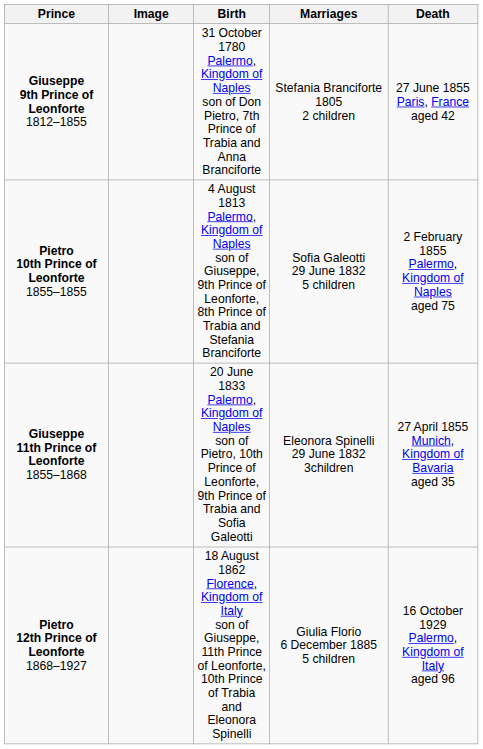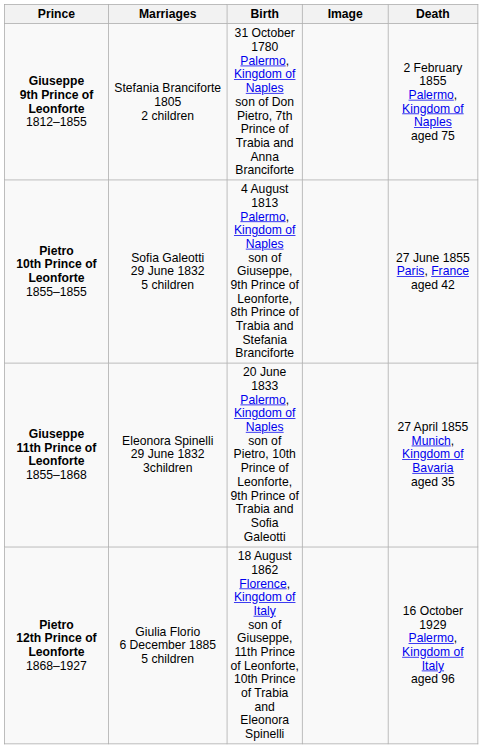columns swapped: (151, 14) <-> (329, 14)
(433, 101) 27 June 1855 Paris, France aged 42 -> (433, 101) 2 February 1855 Palermo, Kingdom of Naples aged 75
(433, 271) 2 February 1855 Palermo, Kingdom of Naples aged 75 -> (433, 271) 27 June 1855 Paris, France aged 42
